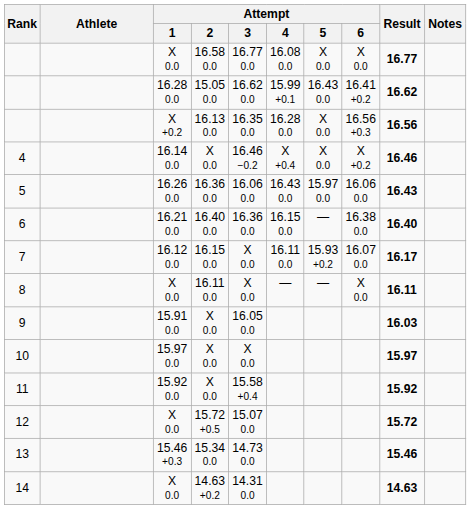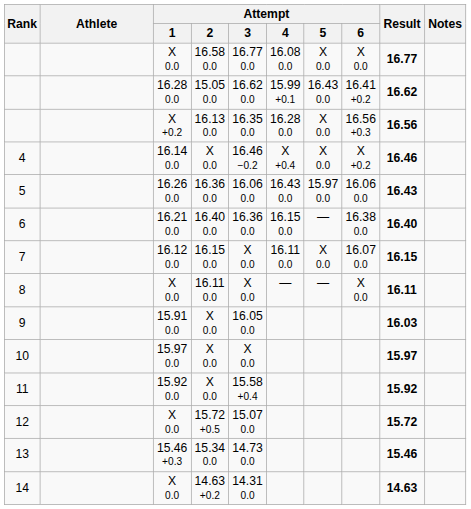(323, 257) 15.93 +0.2 -> (323, 257) X 0.0
(402, 257) 16.17 -> (402, 257) 16.15
